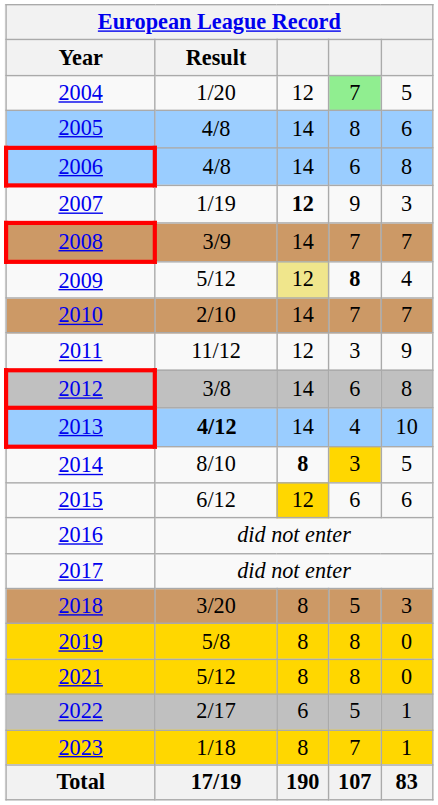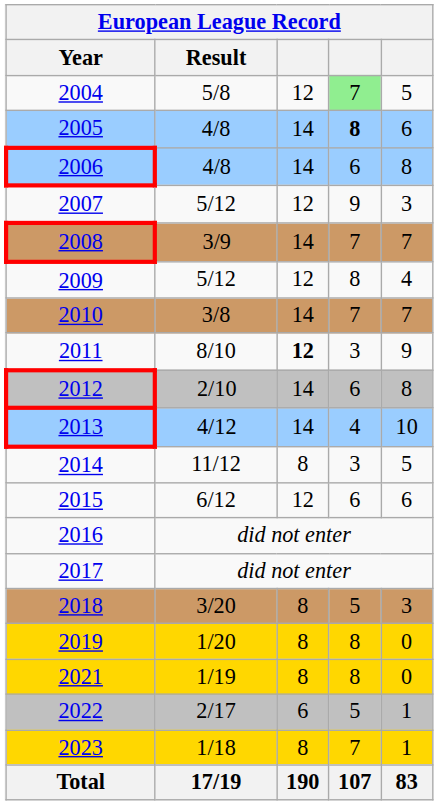(216, 92) 1/20 -> (216, 92) 5/8
(355, 128) normal -> (355, 128) bold
(216, 204) 1/19 -> (216, 204) 5/12
(303, 204) bold -> (303, 204) normal
(303, 279) khaki background -> (303, 279) no background
(355, 279) bold -> (355, 279) normal
(216, 315) 2/10 -> (216, 315) 3/8
(216, 351) 11/12 -> (216, 351) 8/10
(303, 351) normal -> (303, 351) bold
(217, 388) 3/8 -> (217, 388) 2/10
(217, 426) bold -> (217, 426) normal
(216, 464) 8/10 -> (216, 464) 11/12
(303, 464) bold -> (303, 464) normal
(355, 464) gold background -> (355, 464) no background
(303, 500) gold background -> (303, 500) no background
(216, 641) 5/8 -> (216, 641) 1/20
(216, 676) 5/12 -> (216, 676) 1/19
